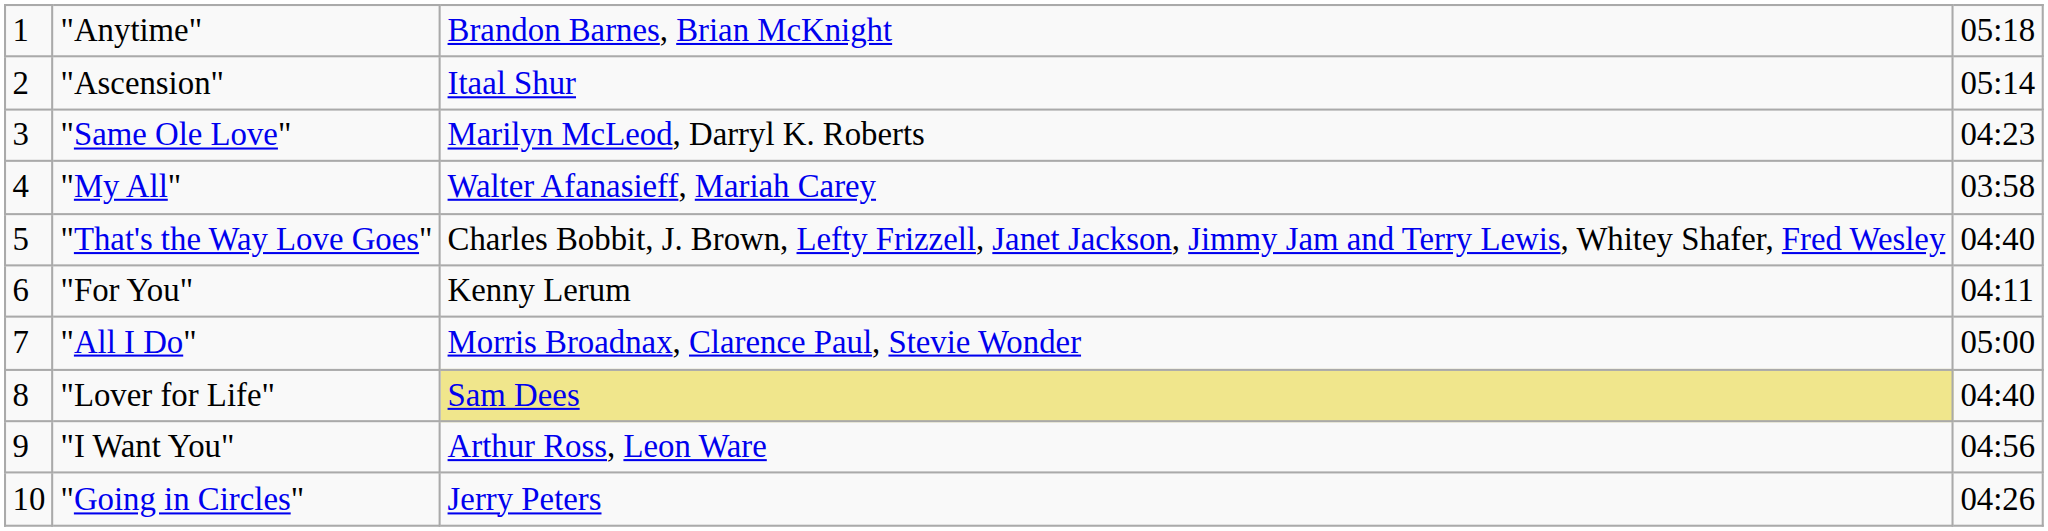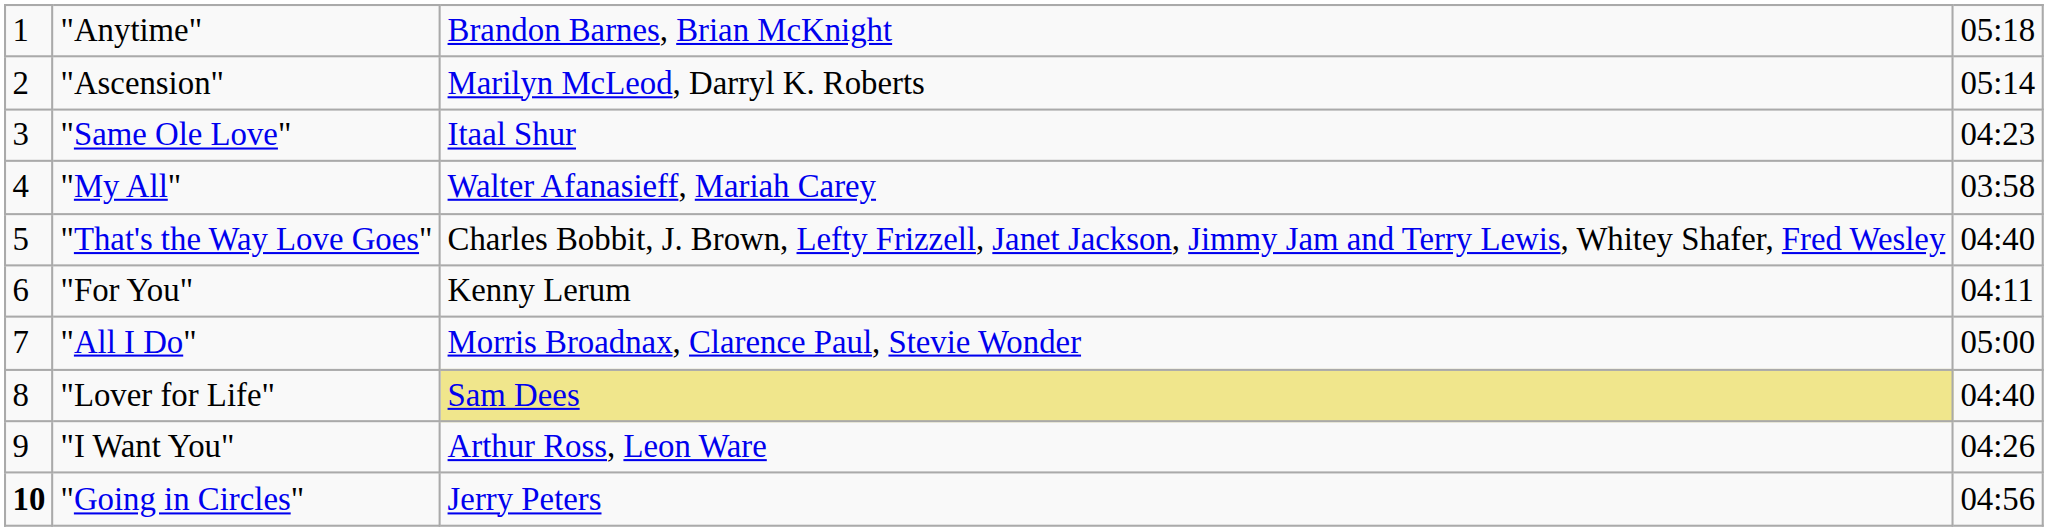(512, 82) Itaal Shur -> (686, 82) Marilyn McLeod, Darryl K. Roberts
(686, 134) Marilyn McLeod, Darryl K. Roberts -> (512, 134) Itaal Shur
(1998, 446) 04:56 -> (1998, 446) 04:26
(29, 498) normal -> (29, 498) bold
(1998, 498) 04:26 -> (1998, 498) 04:56
